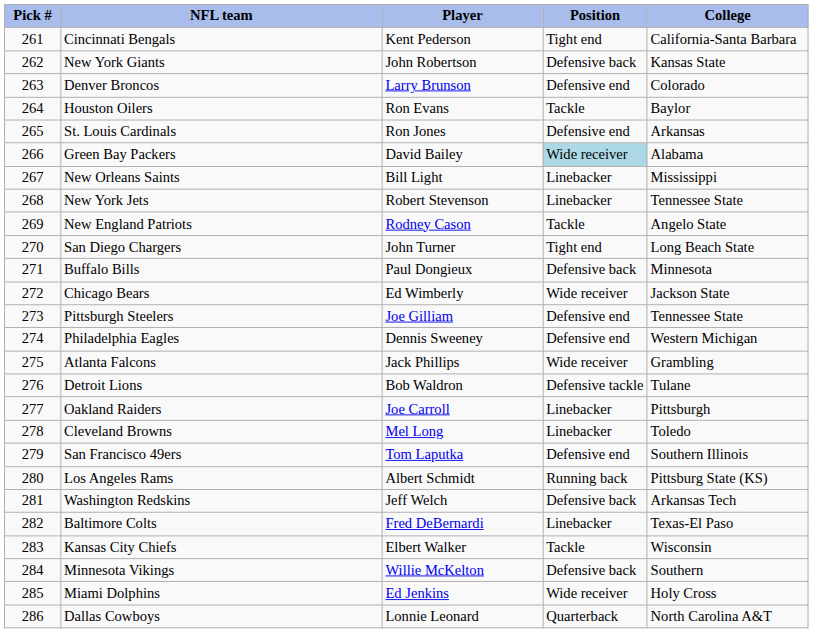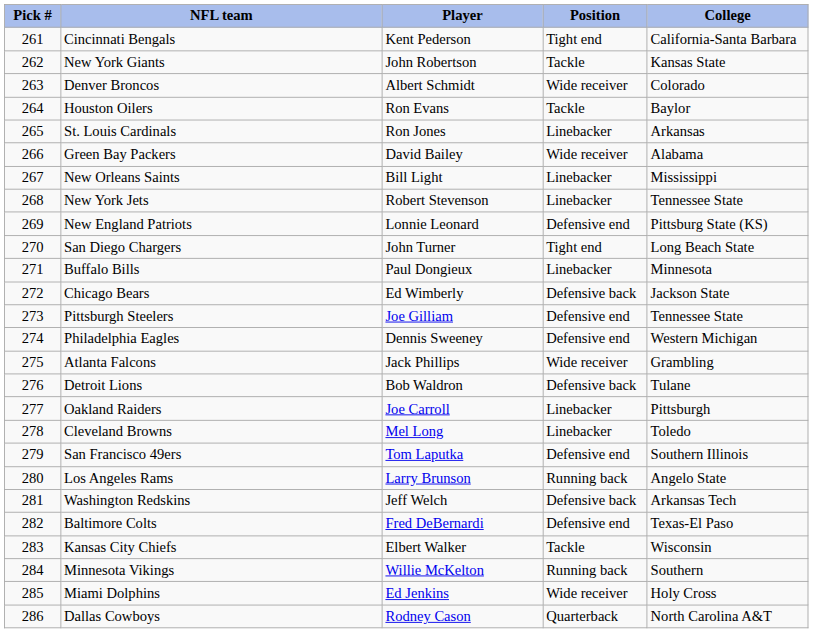(591, 62) Defensive back -> (565, 62) Tackle
(428, 85) Larry Brunson -> (430, 85) Albert Schmidt
(588, 85) Defensive end -> (587, 85) Wide receiver
(588, 131) Defensive end -> (579, 131) Linebacker
(587, 154) lightblue background -> (587, 154) no background
(428, 223) Rodney Cason -> (432, 223) Lonnie Leonard
(565, 223) Tackle -> (588, 223) Defensive end
(688, 223) Angelo State -> (709, 223) Pittsburg State (KS)
(591, 270) Defensive back -> (579, 270) Linebacker
(587, 293) Wide receiver -> (591, 293) Defensive back
(595, 385) Defensive tackle -> (591, 385) Defensive back
(430, 477) Albert Schmidt -> (428, 477) Larry Brunson
(709, 477) Pittsburg State (KS) -> (688, 477) Angelo State
(579, 524) Linebacker -> (588, 524) Defensive end
(591, 570) Defensive back -> (587, 570) Running back
(432, 616) Lonnie Leonard -> (428, 616) Rodney Cason
